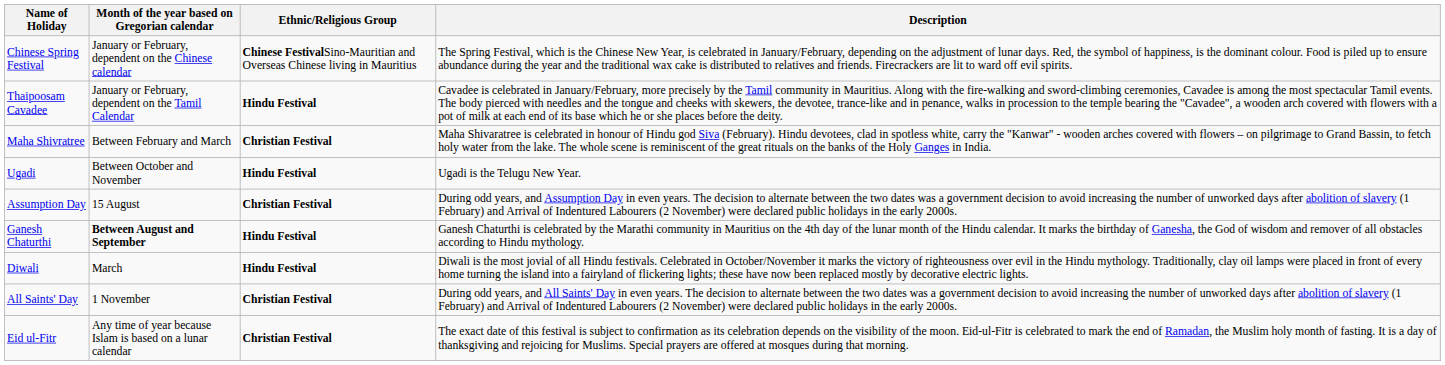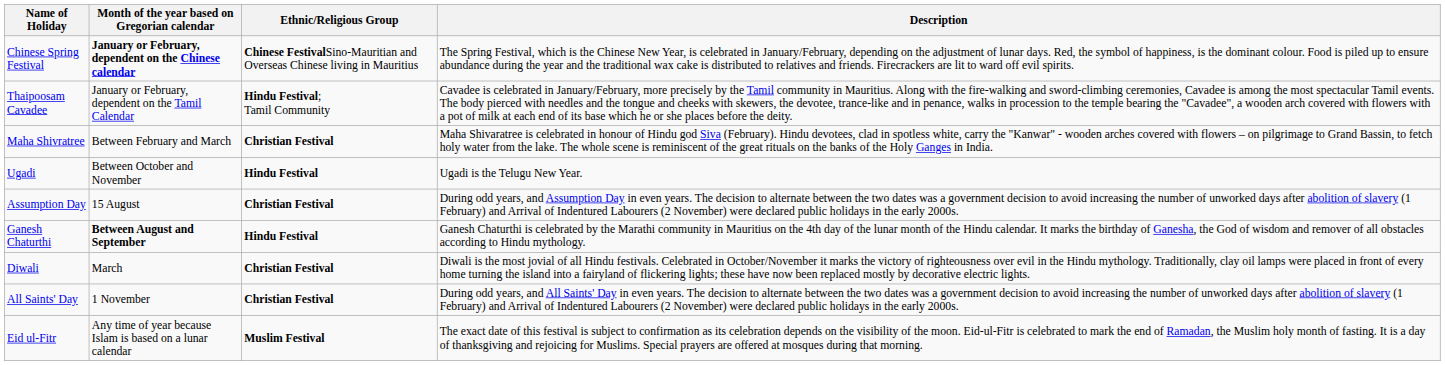(152, 58) normal -> (156, 58) bold
(279, 103) Hindu Festival -> (287, 103) Hindu Festival; Tamil Community
(279, 268) Hindu Festival -> (289, 268) Christian Festival
(287, 338) Christian Festival -> (284, 338) Muslim Festival
